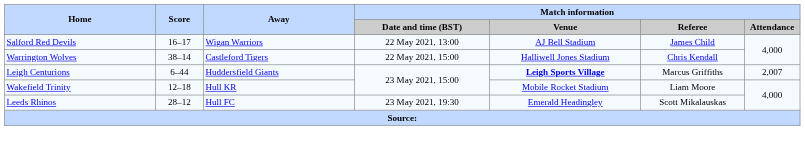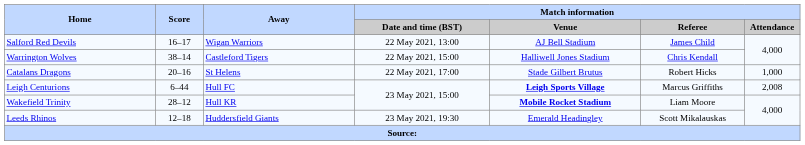+ row: (39, 72)
(242, 72) Huddersfield Giants -> (220, 87) Hull FC
(772, 72) 2,007 -> (772, 87) 2,008
(179, 87) 12–18 -> (179, 102) 28–12
(565, 87) normal -> (565, 102) bold
(179, 102) 28–12 -> (179, 117) 12–18
(220, 102) Hull FC -> (242, 117) Huddersfield Giants
